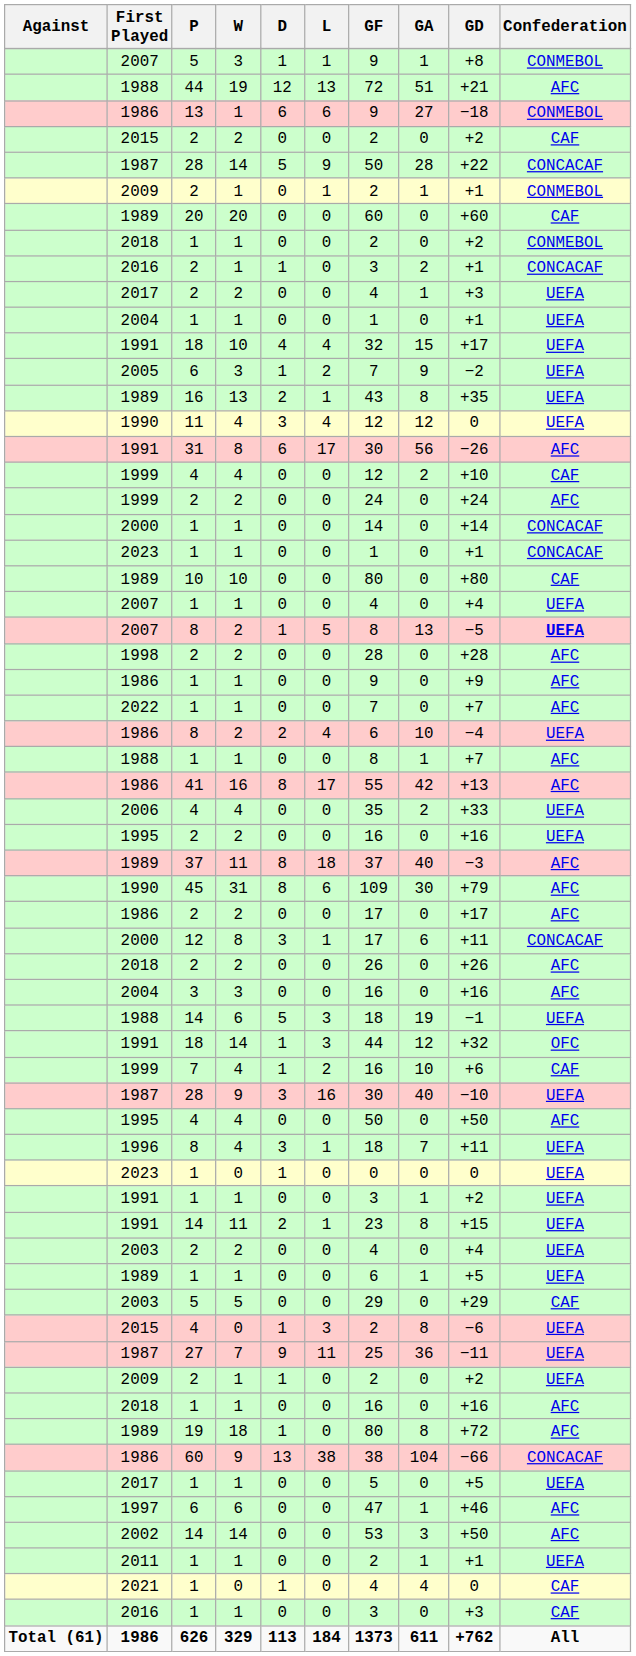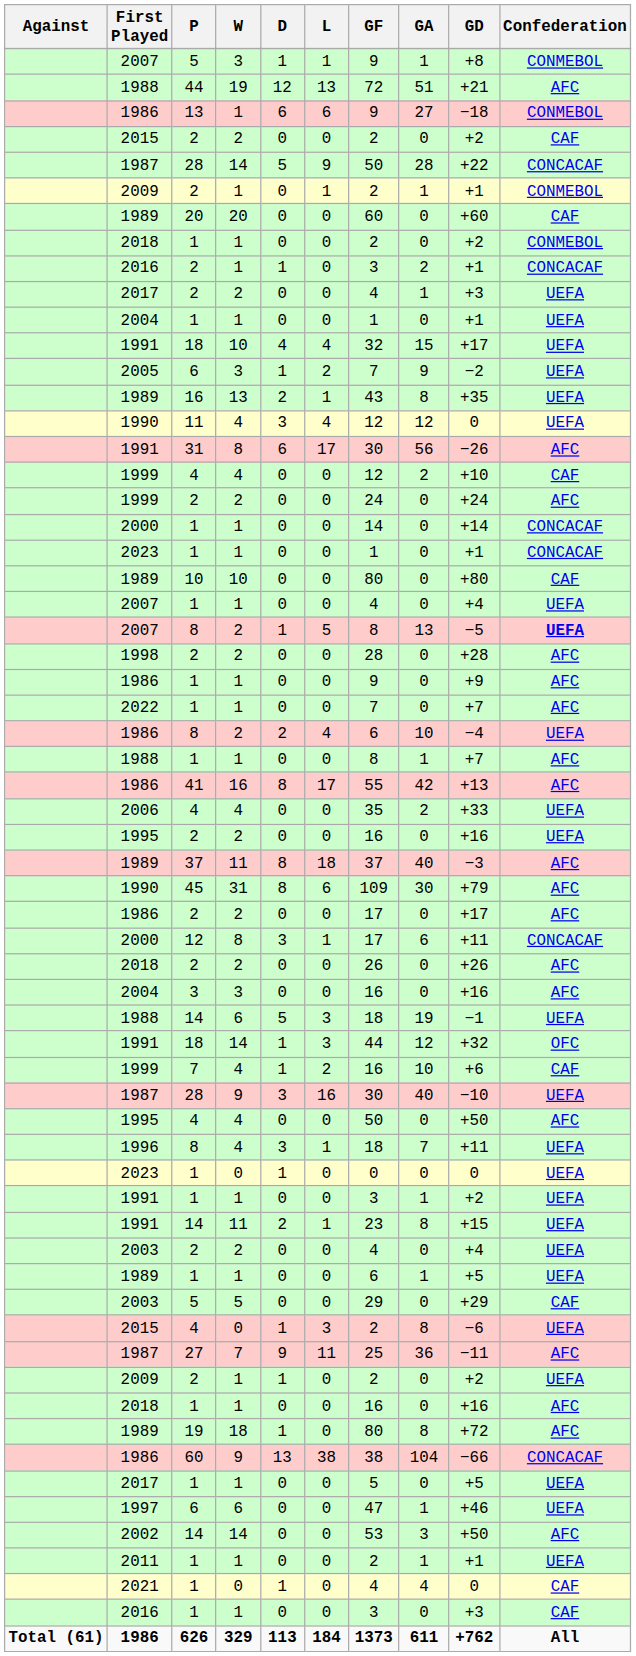(565, 1354) UEFA -> (565, 1354) AFC
(565, 1509) AFC -> (565, 1509) UEFA
